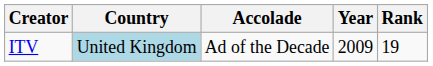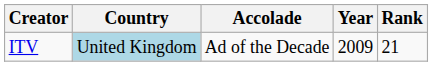(390, 46) 19 -> (390, 46) 21
